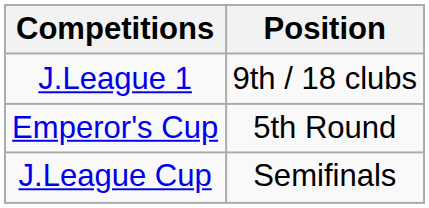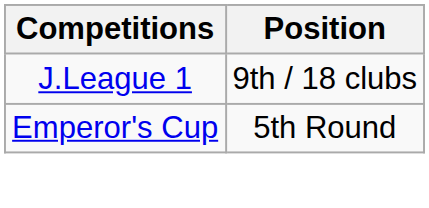- row: (115, 176)
